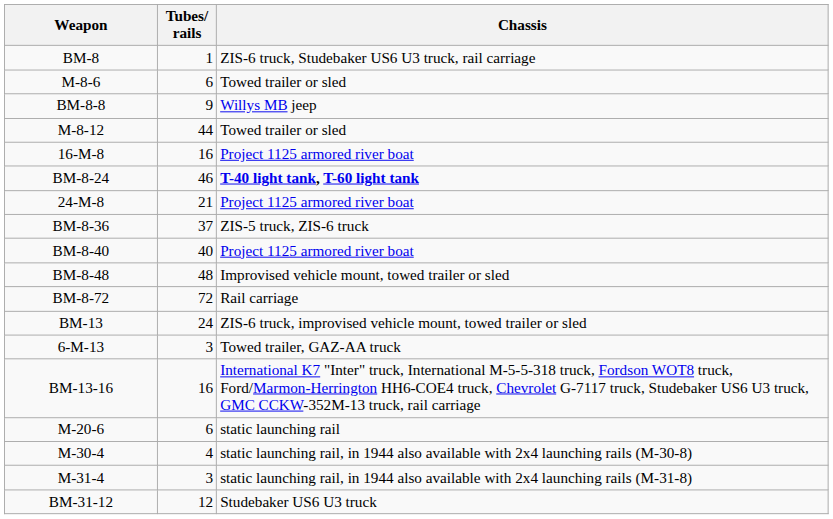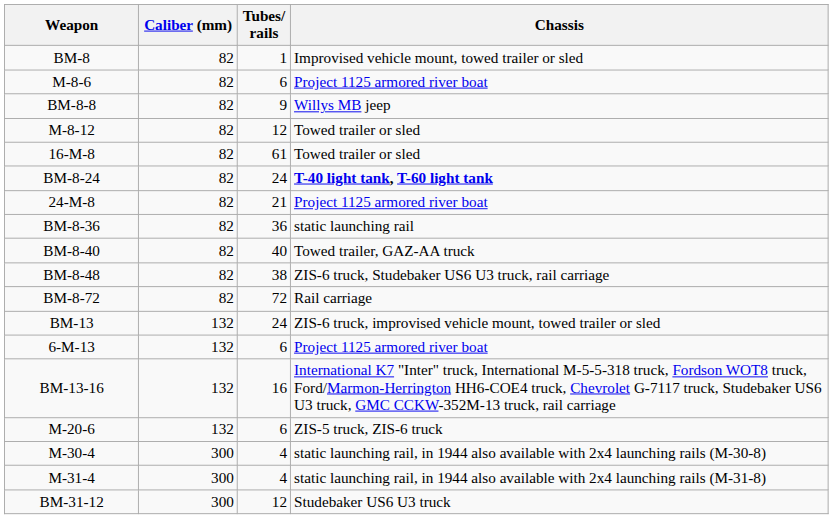+ column: (188, 25)
(378, 57) ZIS-6 truck, Studebaker US6 U3 truck, rail carriage -> (439, 57) Improvised vehicle mount, towed trailer or sled
(283, 81) Towed trailer or sled -> (391, 81) Project 1125 armored river boat
(206, 130) 44 -> (279, 130) 12
(206, 154) 16 -> (279, 154) 61
(317, 154) Project 1125 armored river boat -> (357, 154) Towed trailer or sled
(206, 178) 46 -> (279, 178) 24
(206, 226) 37 -> (279, 226) 36
(294, 226) ZIS-5 truck, ZIS-6 truck -> (354, 226) static launching rail
(317, 250) Project 1125 armored river boat -> (384, 250) Towed trailer, GAZ-AA truck
(206, 274) 48 -> (279, 274) 38
(365, 274) Improvised vehicle mount, towed trailer or sled -> (452, 274) ZIS-6 truck, Studebaker US6 U3 truck, rail carriage
(209, 347) 3 -> (283, 347) 6
(310, 347) Towed trailer, GAZ-AA truck -> (391, 347) Project 1125 armored river boat
(280, 429) static launching rail -> (368, 429) ZIS-5 truck, ZIS-6 truck
(209, 477) 3 -> (283, 477) 4
